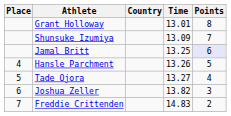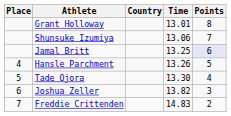(178, 38) 13.09 -> (178, 38) 13.06
(178, 78) 13.27 -> (178, 78) 13.30
